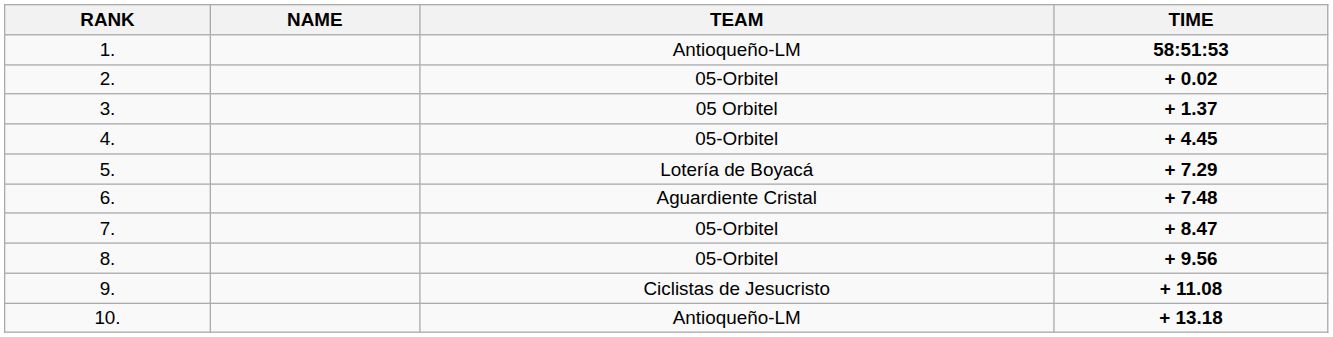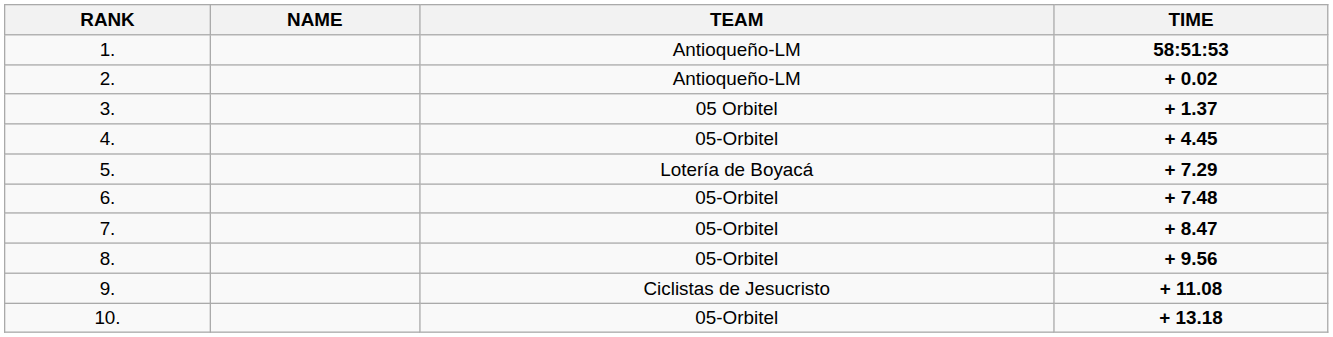(737, 80) 05-Orbitel -> (737, 80) Antioqueño-LM
(737, 199) Aguardiente Cristal -> (737, 199) 05-Orbitel
(737, 318) Antioqueño-LM -> (737, 318) 05-Orbitel
